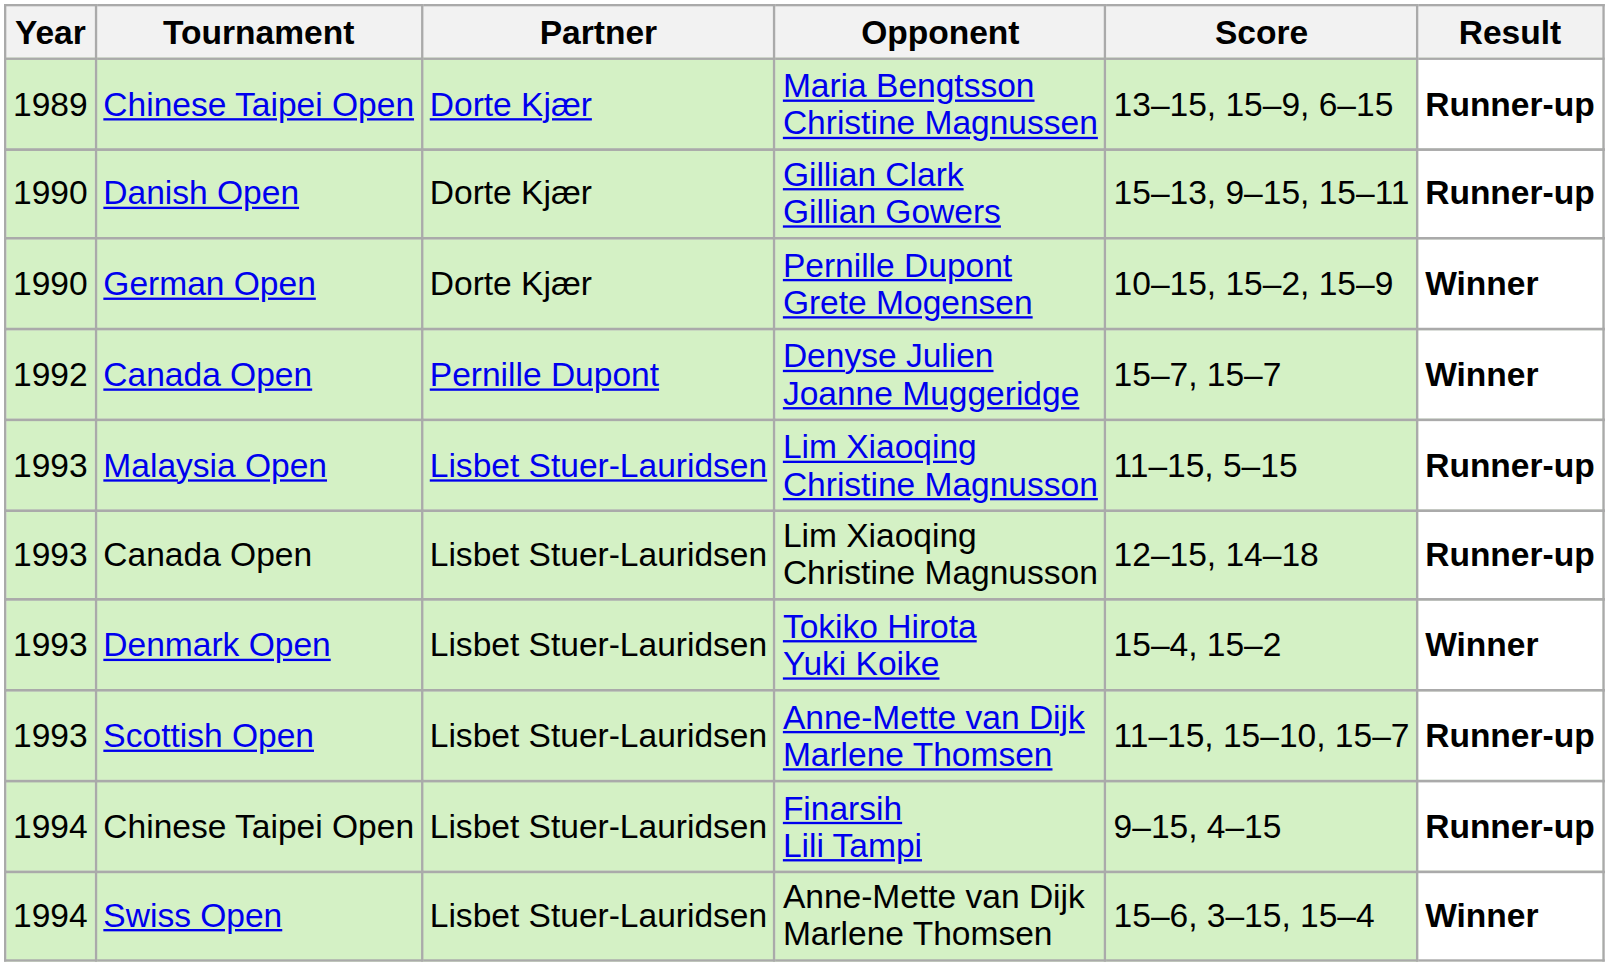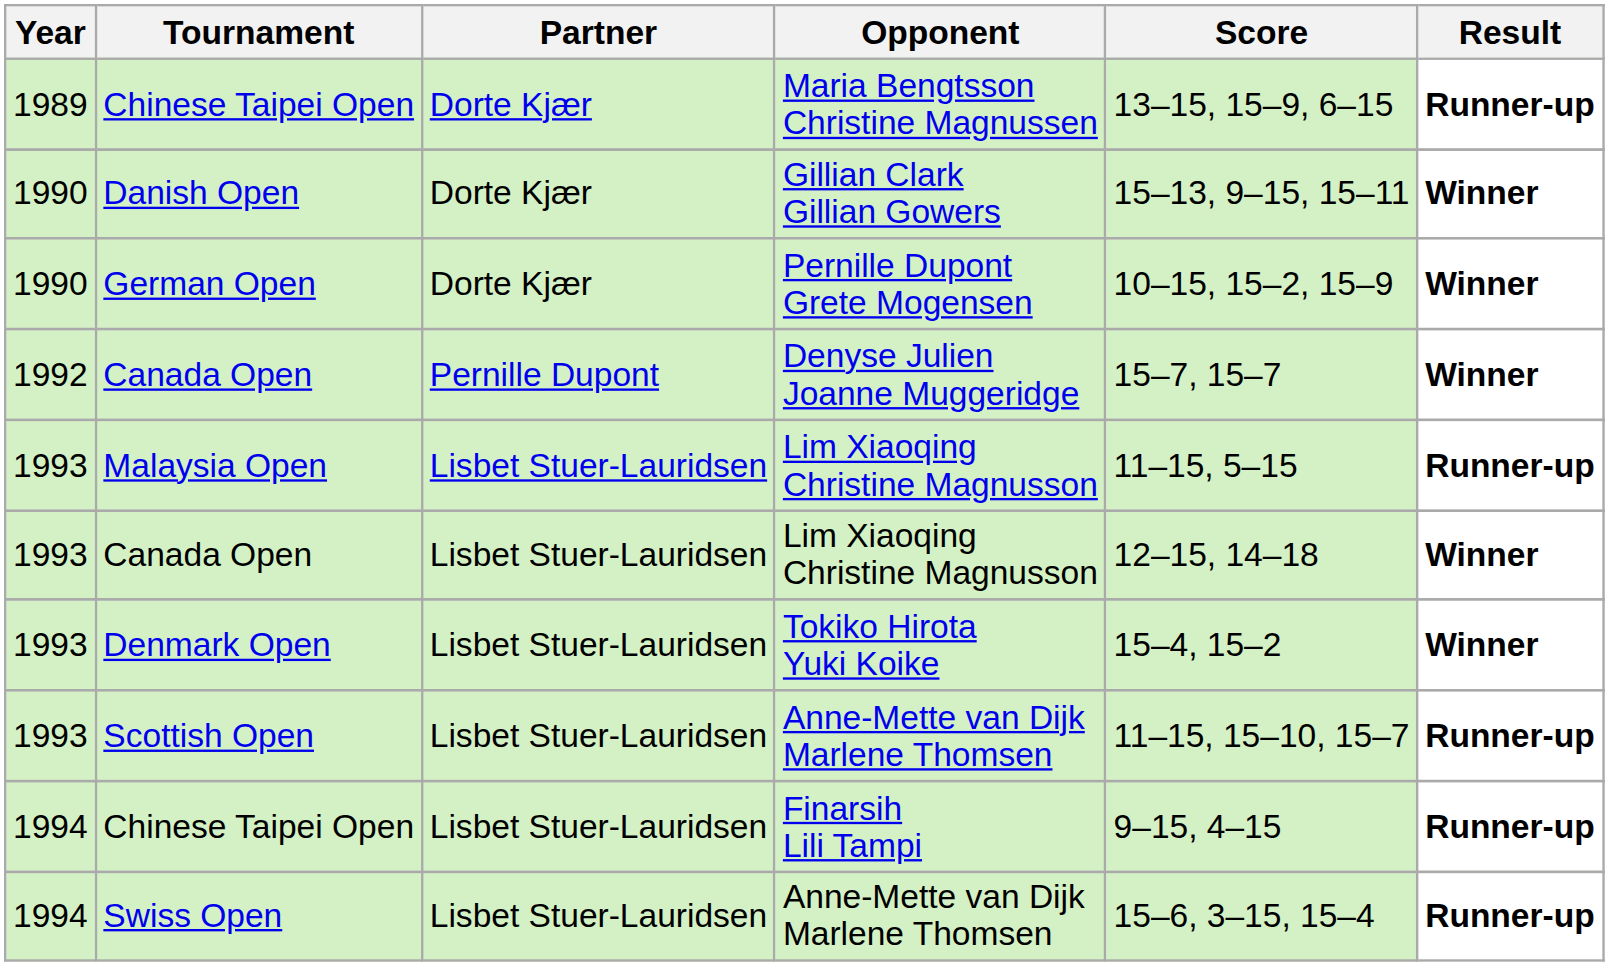(1510, 194) Runner-up -> (1482, 194) Winner
(1510, 555) Runner-up -> (1482, 555) Winner
(1482, 916) Winner -> (1510, 916) Runner-up
